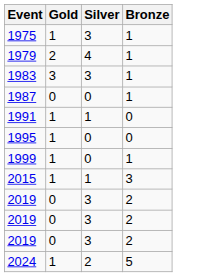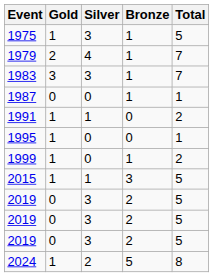+ column: (190, 14)
